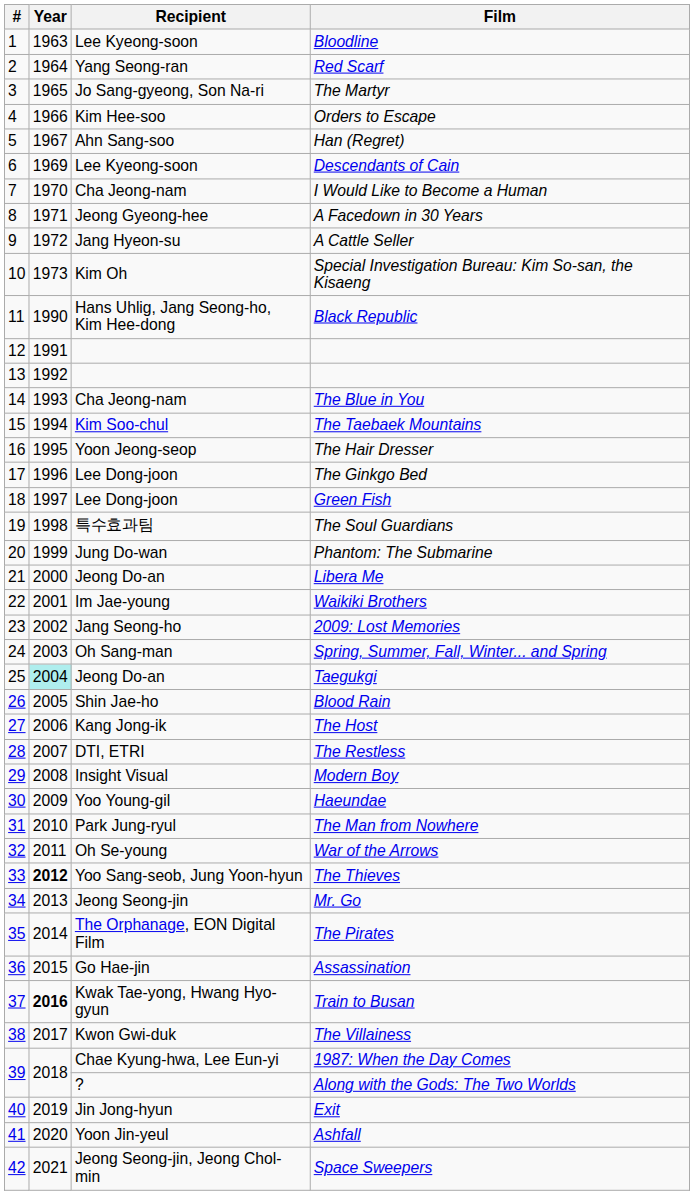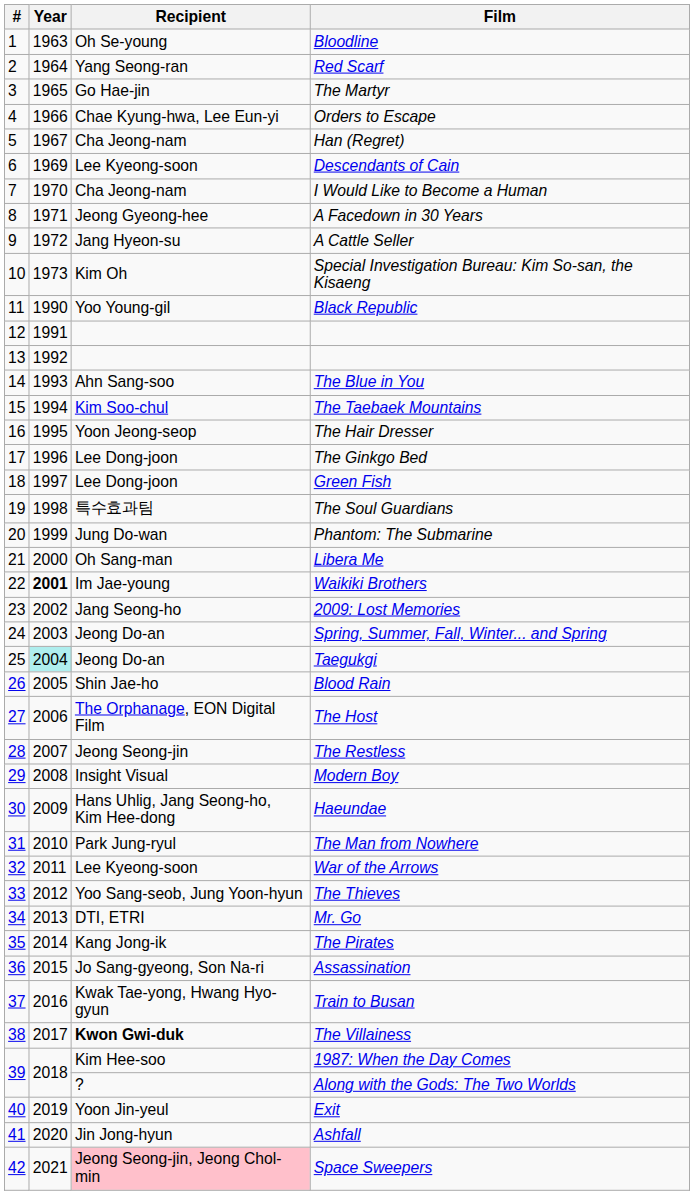(136, 41) Lee Kyeong-soon -> (121, 41) Oh Se-young
(169, 91) Jo Sang-gyeong, Son Na-ri -> (112, 91) Go Hae-jin
(120, 116) Kim Hee-soo -> (177, 116) Chae Kyung-hwa, Lee Eun-yi
(125, 141) Ahn Sang-soo -> (131, 141) Cha Jeong-nam
(173, 316) Hans Uhlig, Jang Seong-ho, Kim Hee-dong -> (123, 308) Yoo Young-gil
(131, 400) Cha Jeong-nam -> (125, 382) Ahn Sang-soo
(120, 577) Jeong Do-an -> (124, 559) Oh Sang-man
(50, 602) normal -> (50, 584) bold
(124, 651) Oh Sang-man -> (120, 634) Jeong Do-an
(121, 726) Kang Jong-ik -> (175, 717) The Orphanage, EON Digital Film
(110, 751) DTI, ETRI -> (132, 751) Jeong Seong-jin
(123, 801) Yoo Young-gil -> (173, 809) Hans Uhlig, Jang Seong-ho, Kim Hee-dong
(121, 850) Oh Se-young -> (136, 868) Lee Kyeong-soon
(50, 875) bold -> (50, 893) normal
(132, 900) Jeong Seong-jin -> (110, 918) DTI, ETRI
(175, 934) The Orphanage, EON Digital Film -> (121, 943) Kang Jong-ik
(112, 968) Go Hae-jin -> (169, 968) Jo Sang-gyeong, Son Na-ri
(50, 1001) bold -> (50, 1001) normal
(125, 1035) normal -> (129, 1035) bold
(177, 1060) Chae Kyung-hwa, Lee Eun-yi -> (120, 1060) Kim Hee-soo
(124, 1110) Jin Jong-hyun -> (122, 1110) Yoon Jin-yeul
(122, 1134) Yoon Jin-yeul -> (124, 1134) Jin Jong-hyun
(178, 1168) no background -> (178, 1168) pink background
